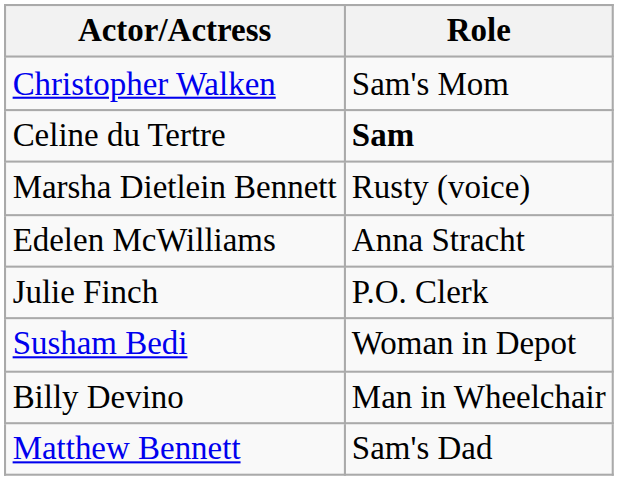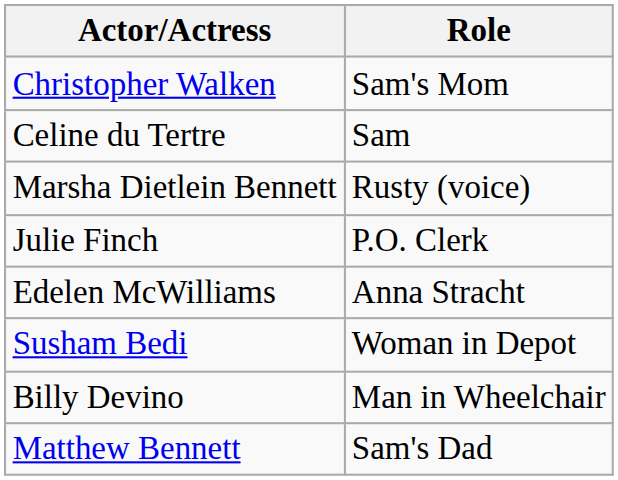(383, 135) bold -> (381, 135) normal
rows swapped: (144, 239) <-> (85, 291)
